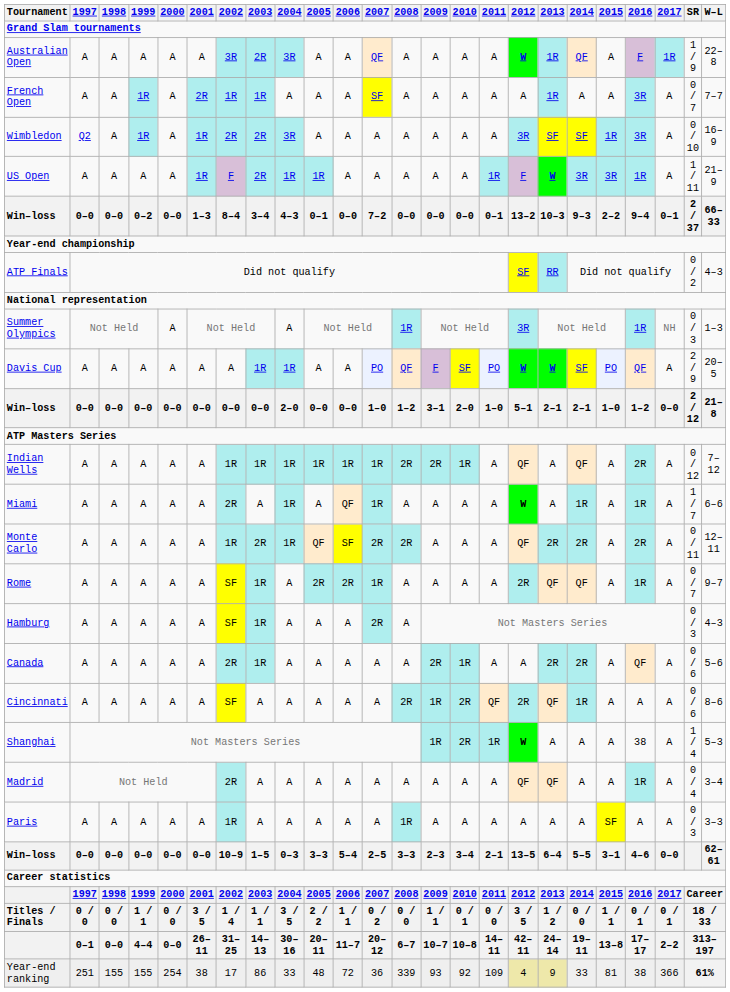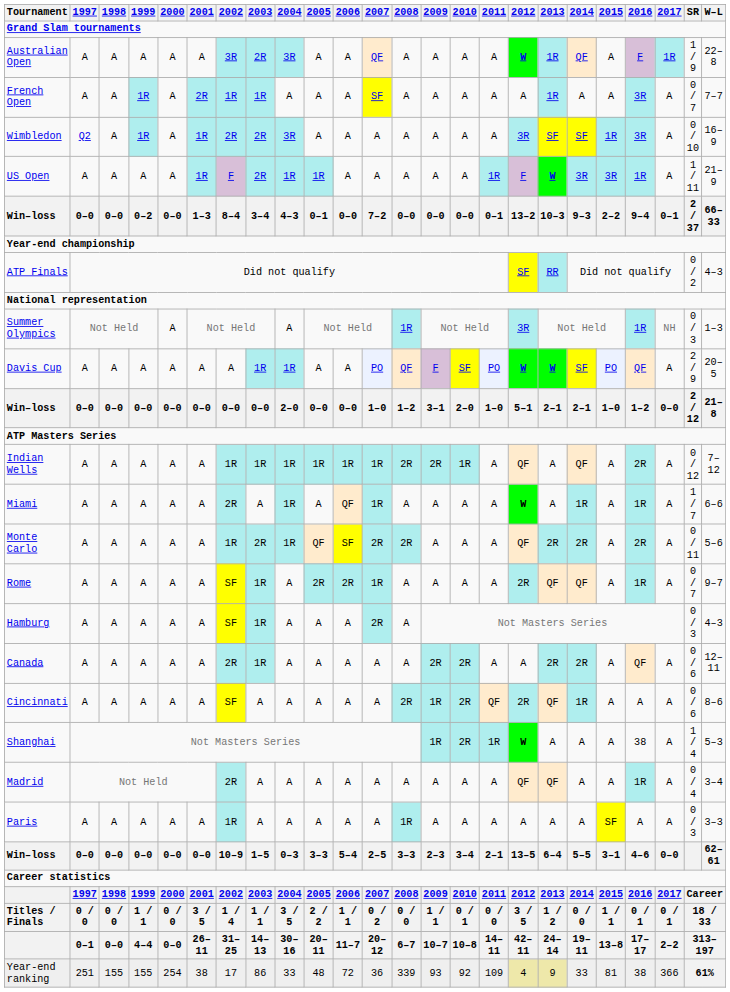(714, 544) 12–11 -> (714, 544) 5–6
(465, 663) 1R -> (465, 663) 2R
(714, 663) 5–6 -> (714, 663) 12–11
